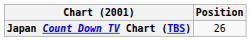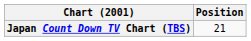(220, 29) 26 -> (220, 29) 21
